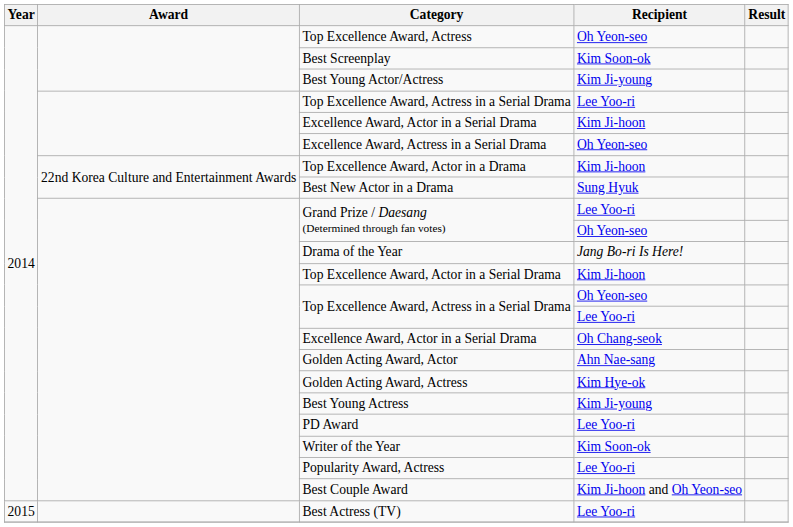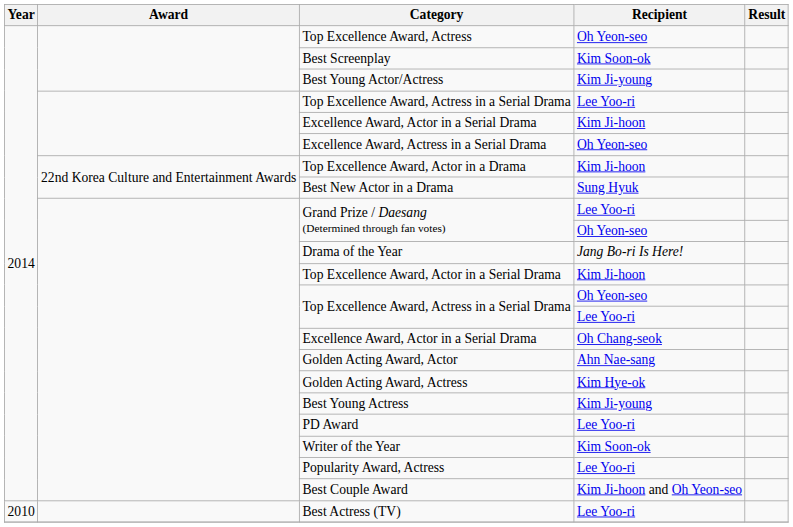(21, 511) 2015 -> (21, 511) 2010
